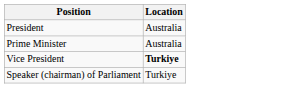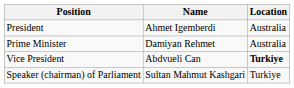+ column: (195, 12)
